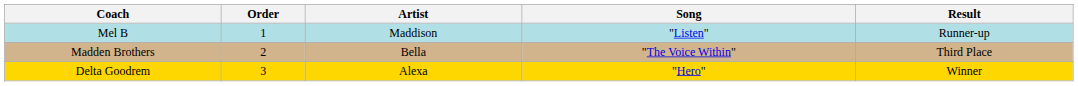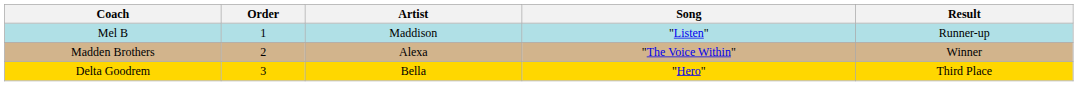(413, 52) Bella -> (413, 52) Alexa
(964, 52) Third Place -> (964, 52) Winner
(413, 71) Alexa -> (413, 71) Bella
(964, 71) Winner -> (964, 71) Third Place
